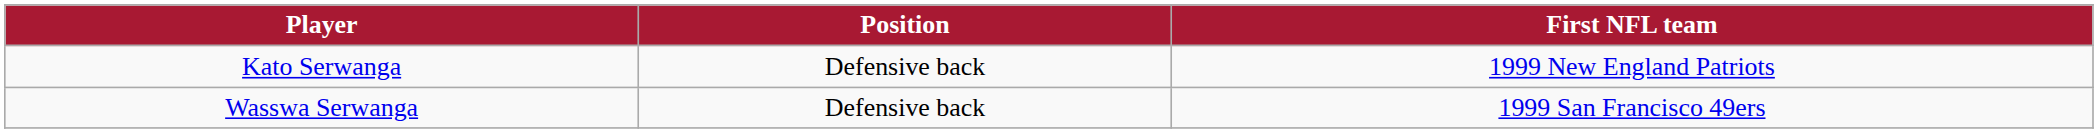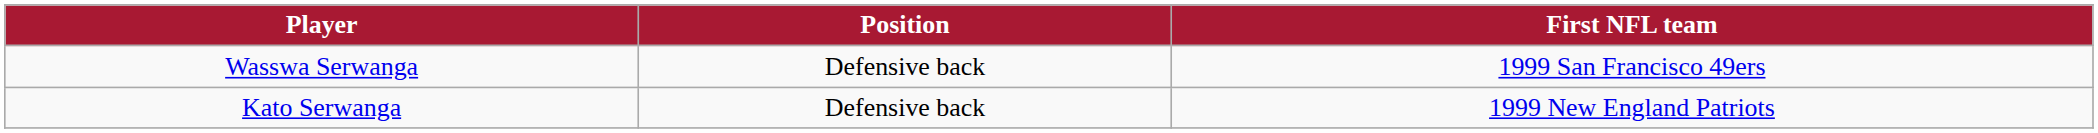rows swapped: (322, 66) <-> (322, 107)
